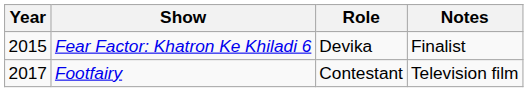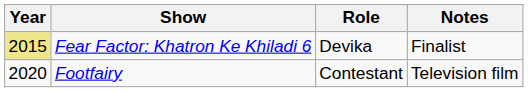(28, 45) no background -> (28, 45) khaki background
(28, 73) 2017 -> (28, 73) 2020
